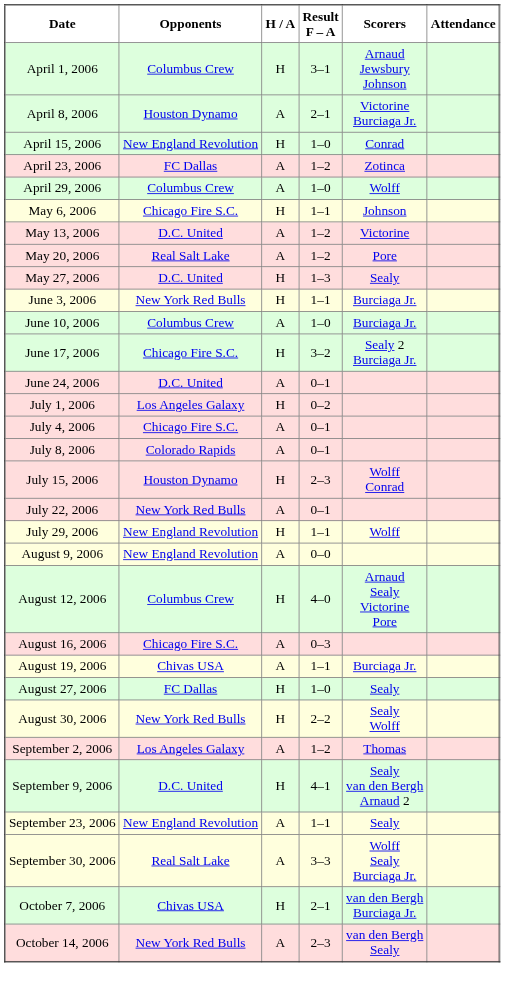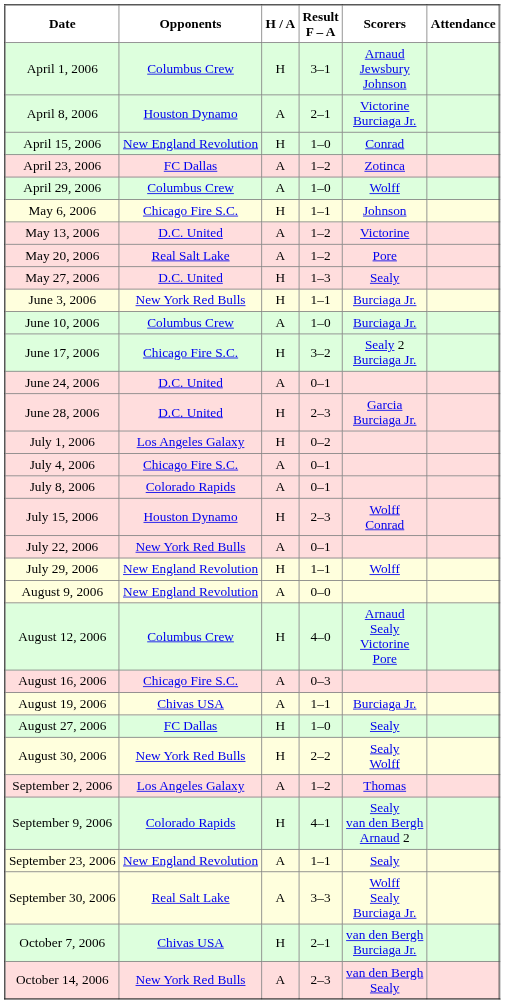+ row: (62, 412)
(191, 785) D.C. United -> (191, 823) Colorado Rapids
